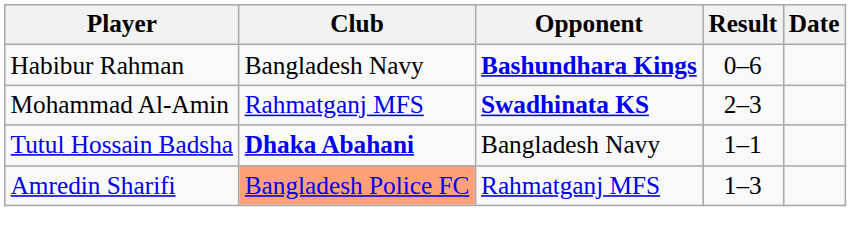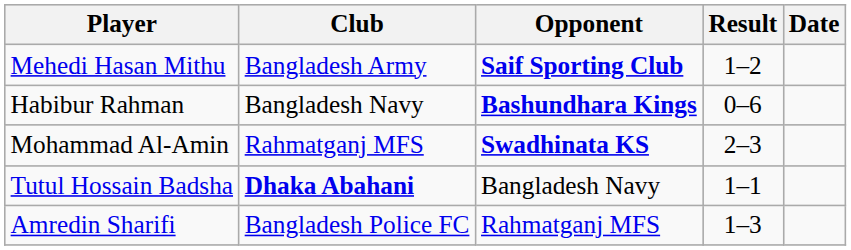+ row: (118, 64)
(357, 184) lightsalmon background -> (357, 225) no background
